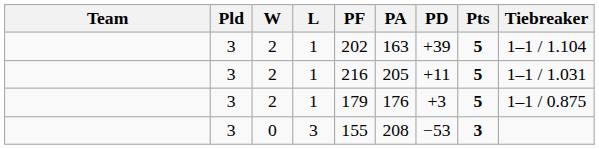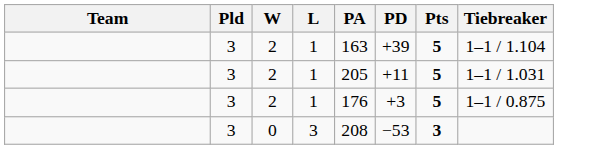- column: (355, 18)
